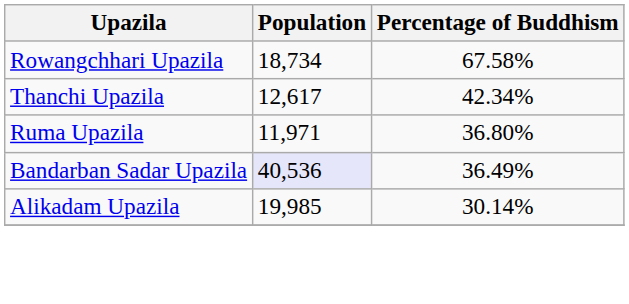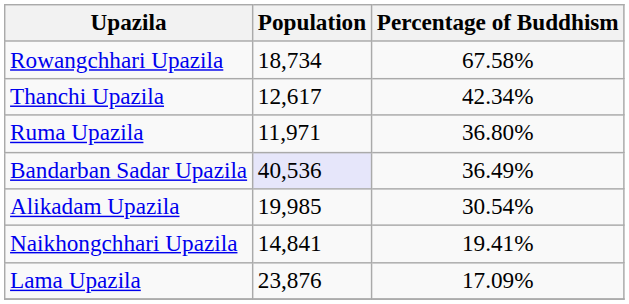(498, 206) 30.14% -> (498, 206) 30.54%
+ row: (124, 243)
+ row: (75, 280)
